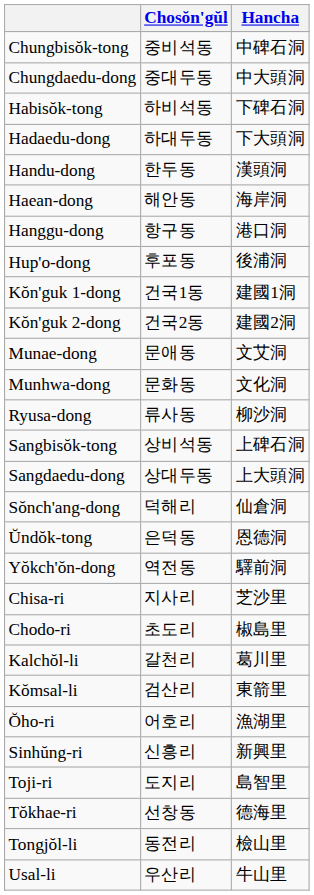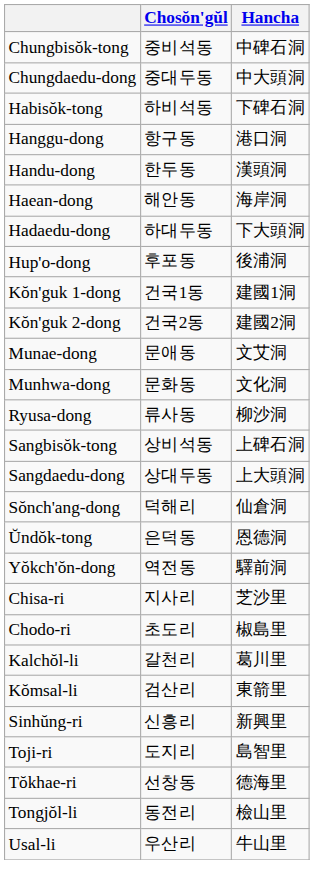rows swapped: (59, 139) <-> (56, 231)
- row: (32, 721)
